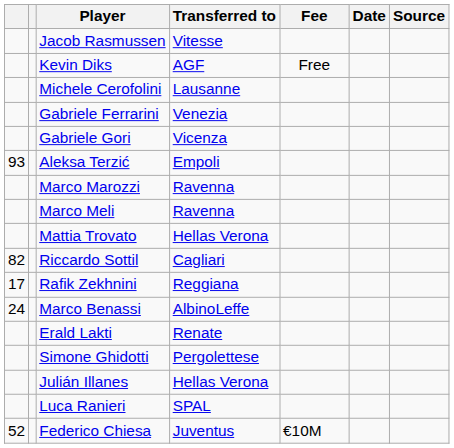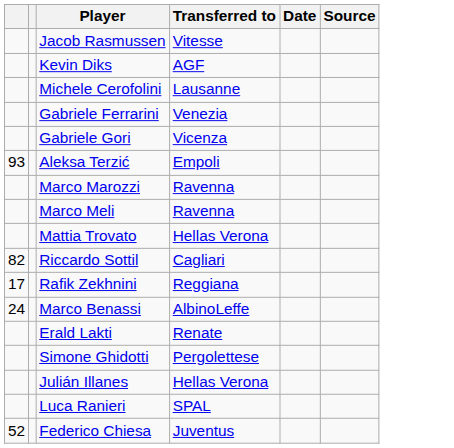- column: (314, 16)
